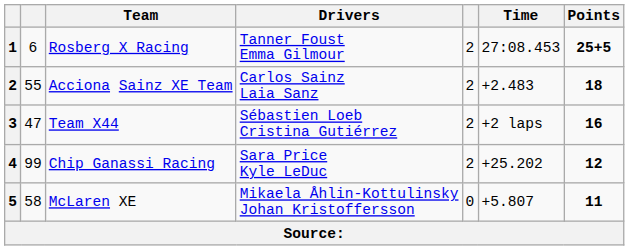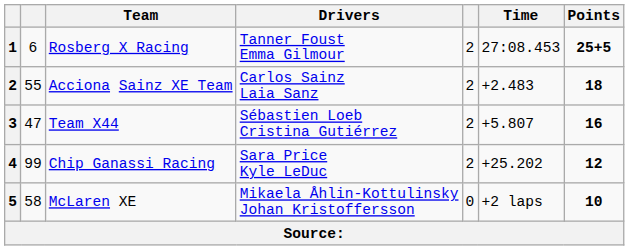(512, 125) +2 laps -> (508, 125) +5.807
(508, 202) +5.807 -> (512, 202) +2 laps
(594, 202) 11 -> (594, 202) 10
